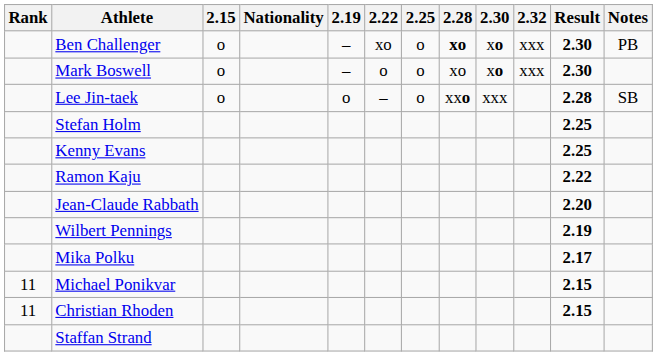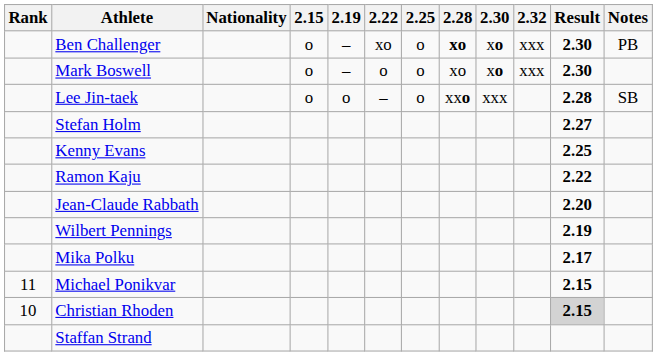columns swapped: (284, 17) <-> (221, 17)
(577, 124) 2.25 -> (577, 124) 2.27
(28, 310) 11 -> (28, 310) 10
(577, 310) no background -> (577, 310) lightgrey background
